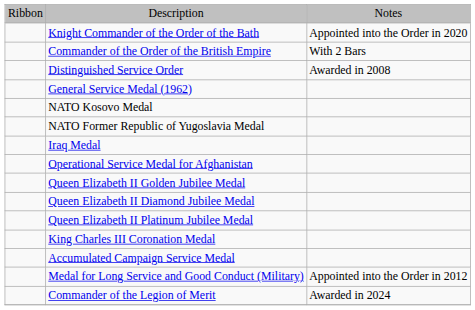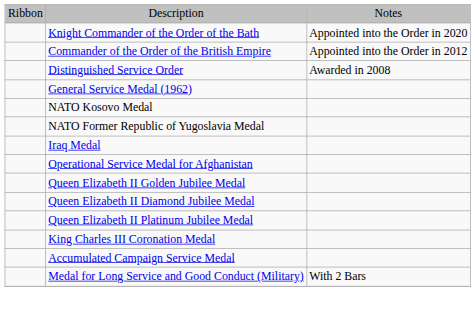(338, 51) With 2 Bars -> (388, 51) Appointed into the Order in 2012
(388, 276) Appointed into the Order in 2012 -> (338, 276) With 2 Bars
- row: (132, 295)
